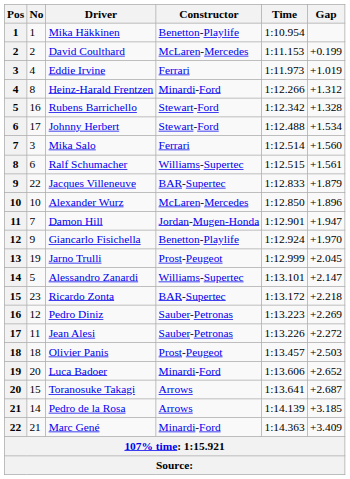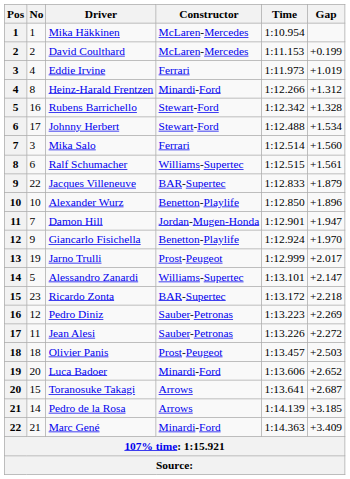(199, 32) Benetton-Playlife -> (204, 32) McLaren-Mercedes
(204, 202) McLaren-Mercedes -> (199, 202) Benetton-Playlife
(326, 258) +2.045 -> (326, 258) +2.017
